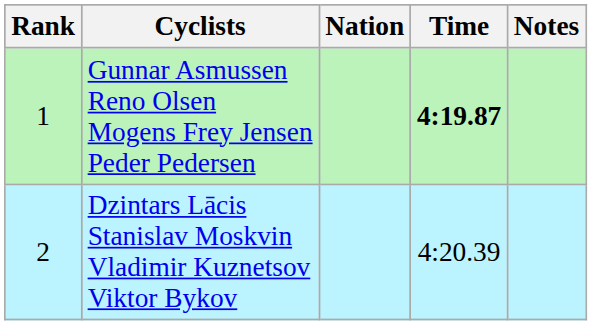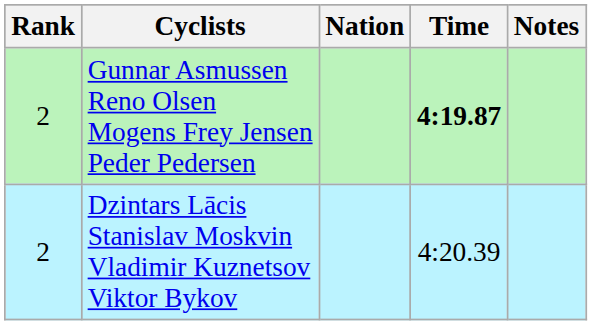(43, 115) 1 -> (43, 115) 2
